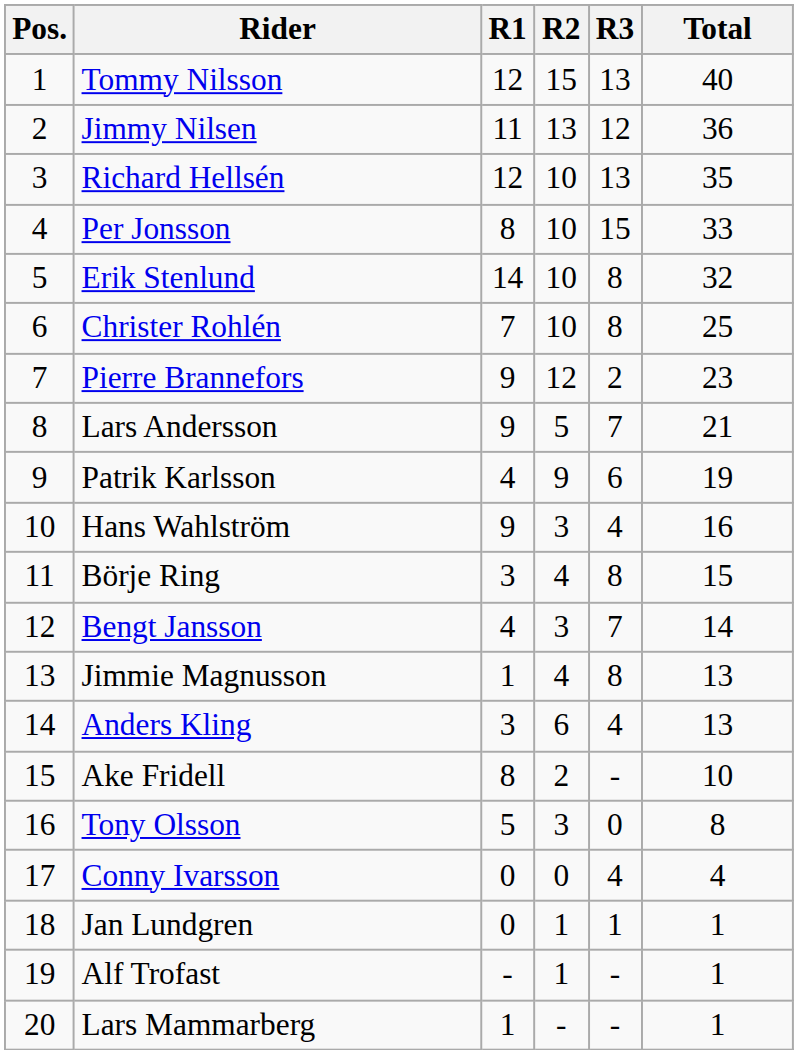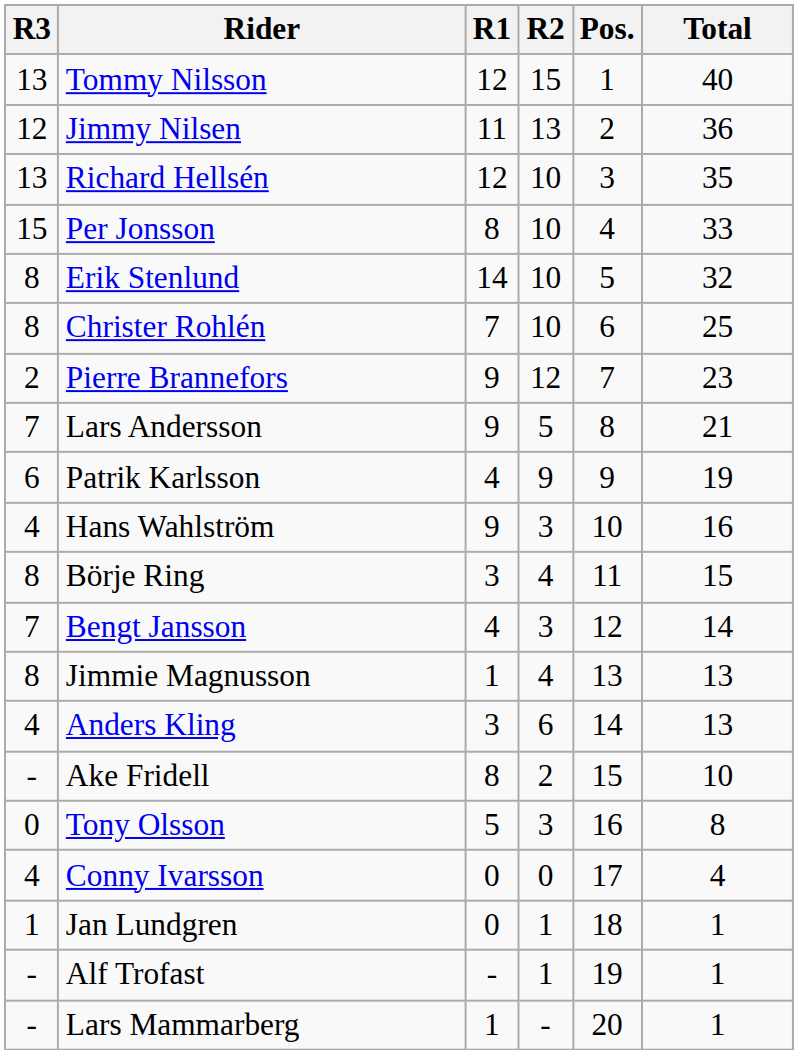columns swapped: (40, 29) <-> (615, 29)
